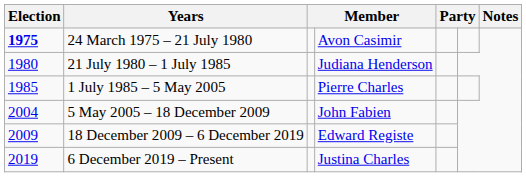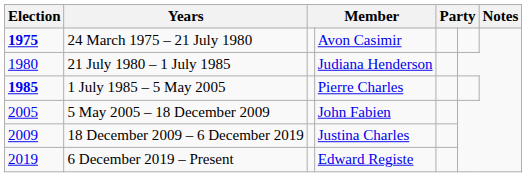(23, 87) normal -> (23, 87) bold
(23, 111) 2004 -> (23, 111) 2005
(366, 135) Edward Registe -> (363, 135) Justina Charles
(363, 159) Justina Charles -> (366, 159) Edward Registe
